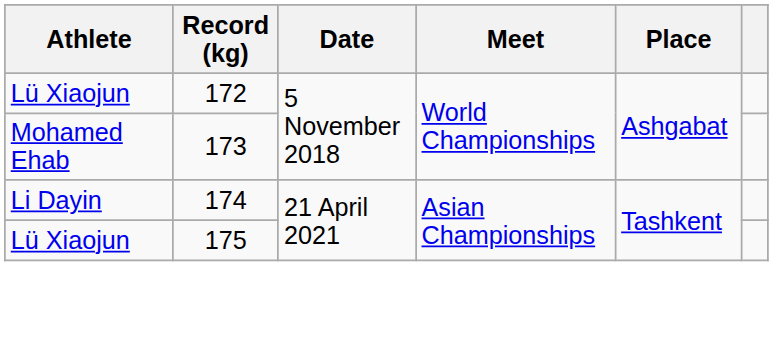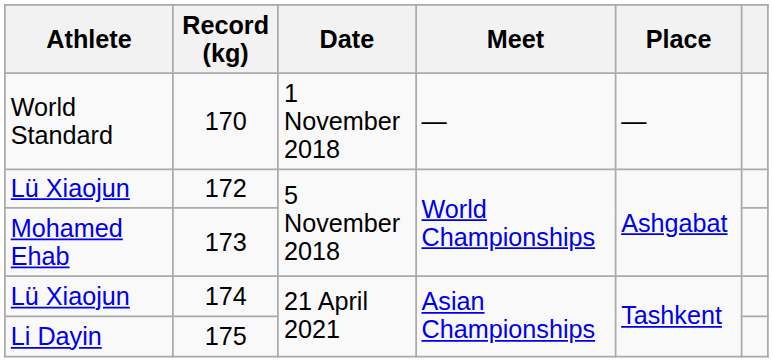+ row: (226, 121)
(56, 201) Li Dayin -> (70, 296) Lü Xiaojun
(70, 240) Lü Xiaojun -> (56, 336) Li Dayin
